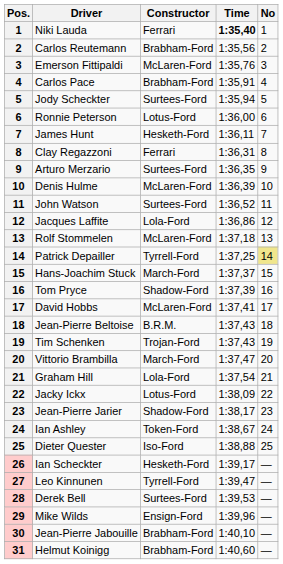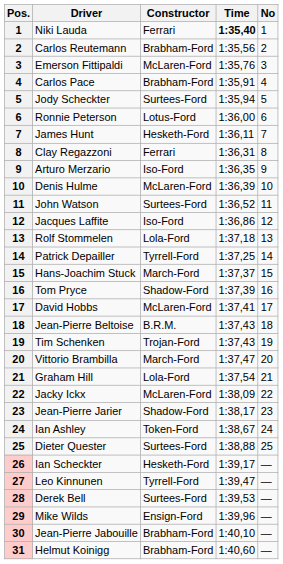(175, 169) Surtees-Ford -> (163, 169) Iso-Ford
(166, 221) Lola-Ford -> (163, 221) Iso-Ford
(177, 238) McLaren-Ford -> (166, 238) Lola-Ford
(267, 256) khaki background -> (267, 256) no background
(169, 394) Lotus-Ford -> (177, 394) McLaren-Ford
(163, 446) Iso-Ford -> (175, 446) Surtees-Ford
